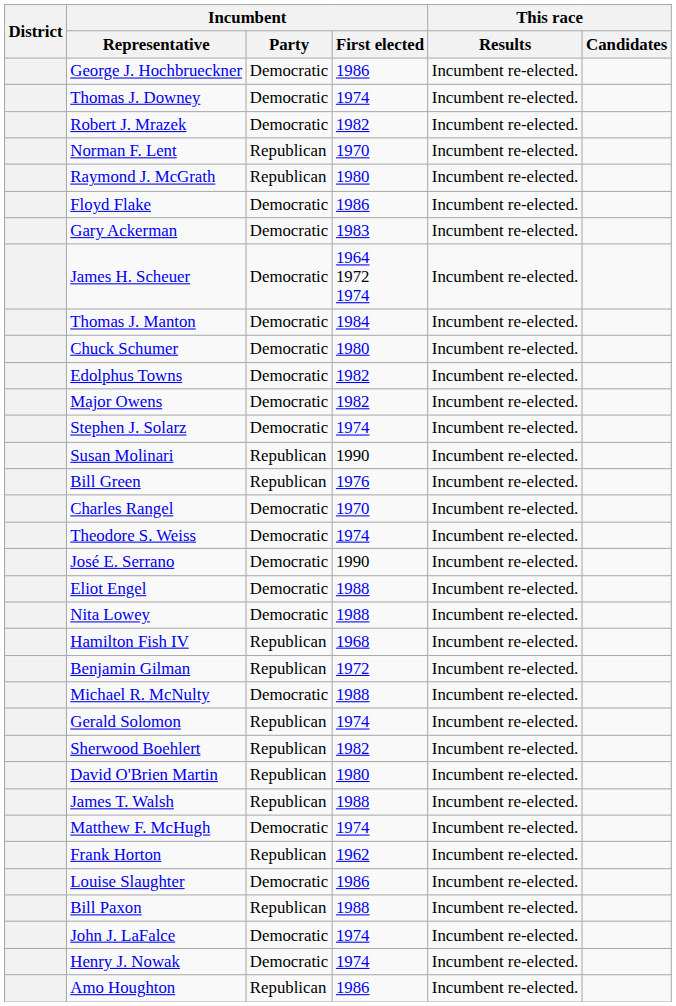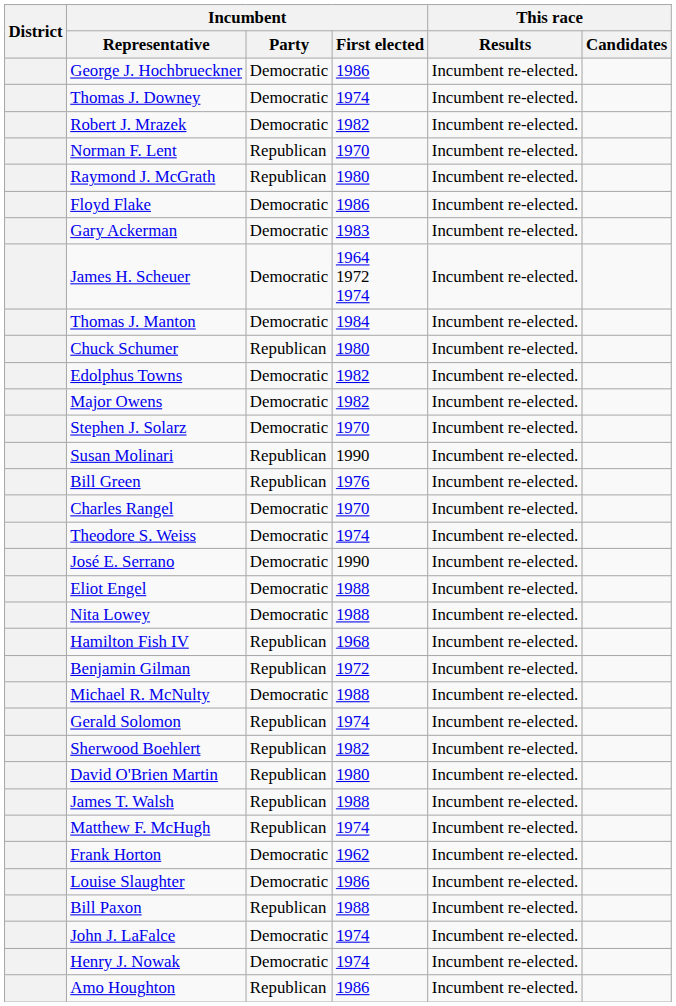(289, 348) Democratic -> (288, 348) Republican
(353, 428) 1974 -> (353, 428) 1970
(289, 828) Democratic -> (288, 828) Republican
(288, 854) Republican -> (289, 854) Democratic
